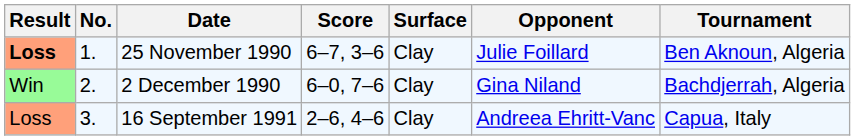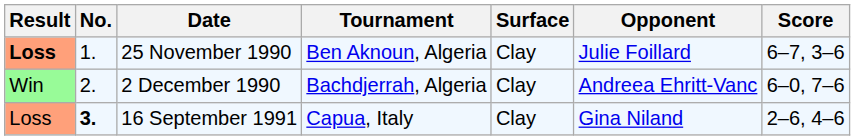columns swapped: (754, 20) <-> (345, 20)
(529, 85) Gina Niland -> (668, 85) Andreea Ehritt-Vanc
(88, 117) normal -> (88, 117) bold
(566, 117) Andreea Ehritt-Vanc -> (631, 117) Gina Niland
